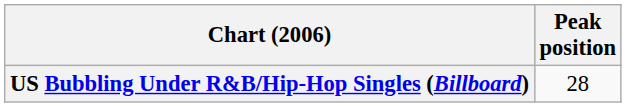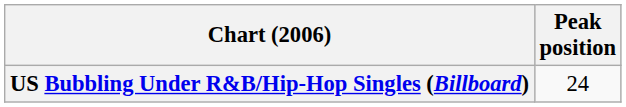(578, 83) 28 -> (578, 83) 24
